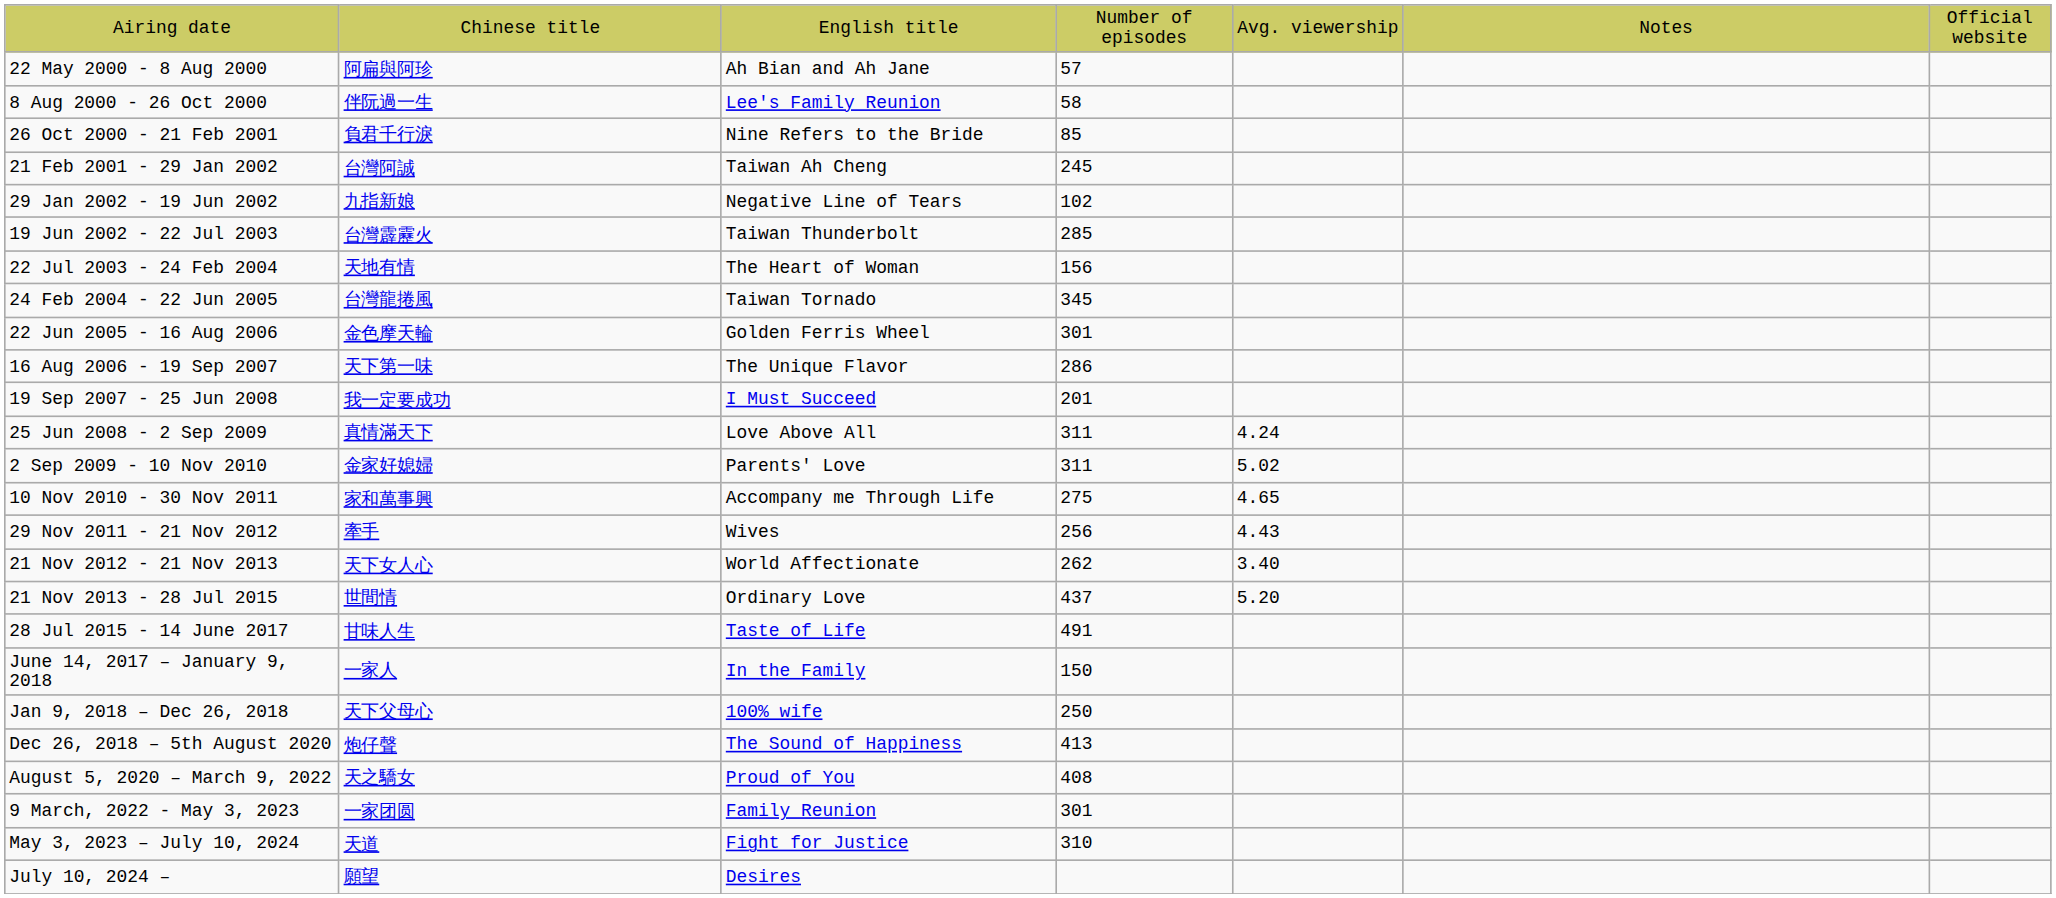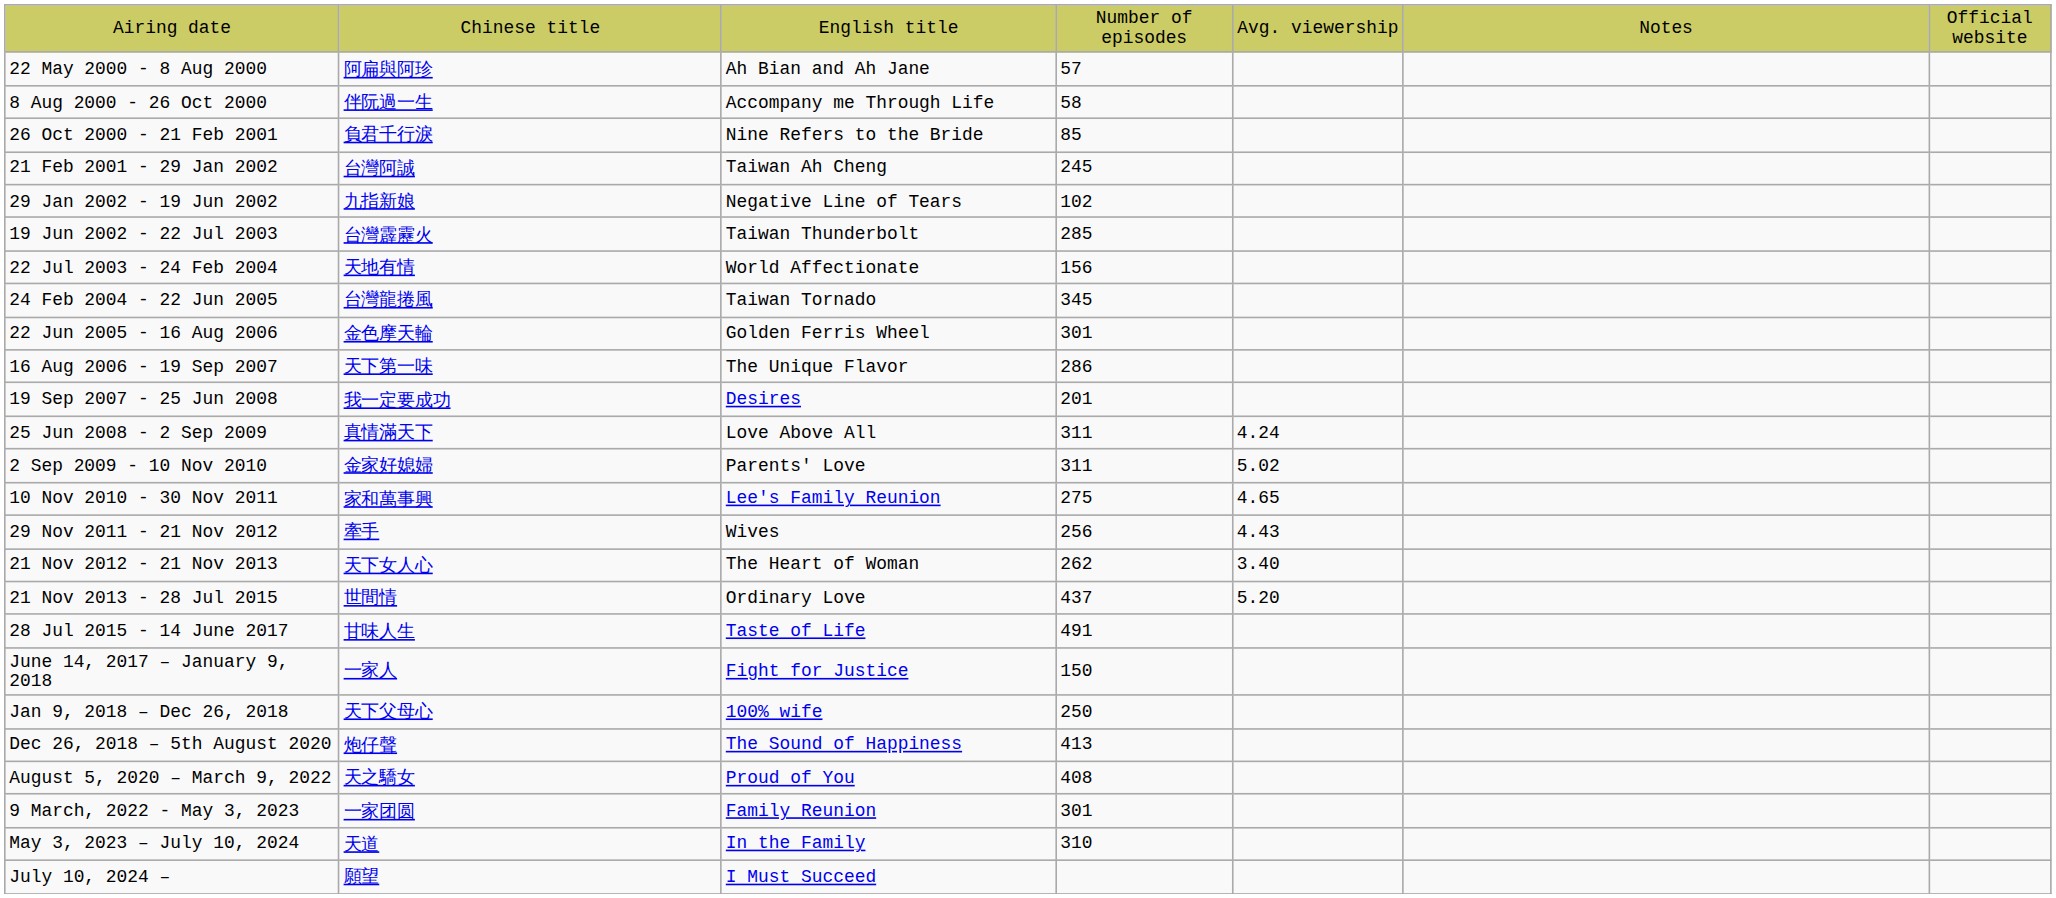(833, 102) Lee's Family Reunion -> (860, 102) Accompany me Through Life
(822, 267) The Heart of Woman -> (822, 267) World Affectionate
(801, 400) I Must Succeed -> (763, 400) Desires
(860, 499) Accompany me Through Life -> (833, 499) Lee's Family Reunion
(822, 565) World Affectionate -> (822, 565) The Heart of Woman
(796, 671) In the Family -> (817, 671) Fight for Justice
(817, 844) Fight for Justice -> (796, 844) In the Family
(763, 877) Desires -> (801, 877) I Must Succeed
